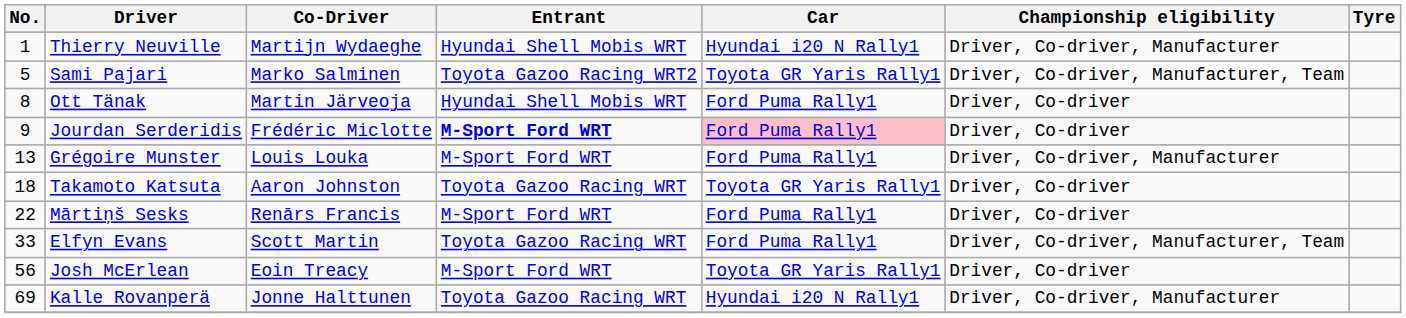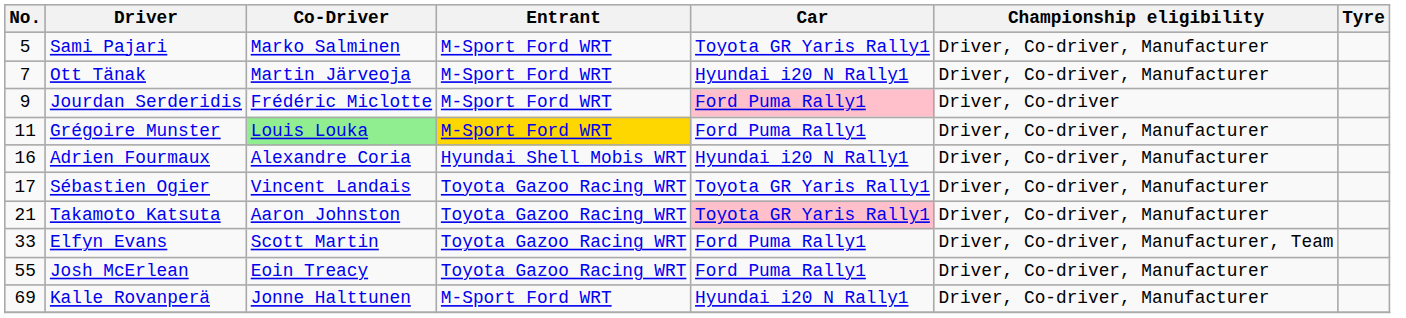- row: (135, 47)
(569, 75) Toyota Gazoo Racing WRT2 -> (526, 47) M-Sport Ford WRT
(1147, 75) Driver, Co-driver, Manufacturer, Team -> (1104, 47) Driver, Co-driver, Manufacturer
(25, 103) 8 -> (25, 75) 7
(564, 103) Hyundai Shell Mobis WRT -> (526, 75) M-Sport Ford WRT
(791, 103) Ford Puma Rally1 -> (802, 75) Hyundai i20 N Rally1
(1040, 103) Driver, Co-driver -> (1104, 75) Driver, Co-driver, Manufacturer
(526, 131) bold -> (526, 103) normal
(25, 159) 13 -> (25, 131) 11
(309, 159) no background -> (309, 131) lightgreen background
(526, 159) no background -> (526, 131) gold background
+ row: (130, 159)
+ row: (130, 187)
(25, 187) 18 -> (25, 215) 21
(823, 187) no background -> (812, 215) pink background
(1040, 187) Driver, Co-driver -> (1104, 215) Driver, Co-driver, Manufacturer
- row: (119, 215)
(25, 271) 56 -> (25, 271) 55
(526, 271) M-Sport Ford WRT -> (564, 271) Toyota Gazoo Racing WRT
(823, 271) Toyota GR Yaris Rally1 -> (780, 271) Ford Puma Rally1
(1040, 271) Driver, Co-driver -> (1104, 271) Driver, Co-driver, Manufacturer
(564, 299) Toyota Gazoo Racing WRT -> (526, 299) M-Sport Ford WRT
